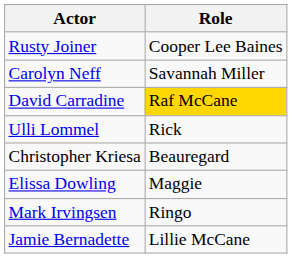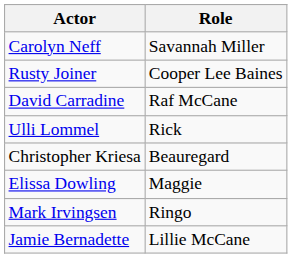rows swapped: (55, 73) <-> (52, 45)
(193, 101) gold background -> (193, 101) no background
